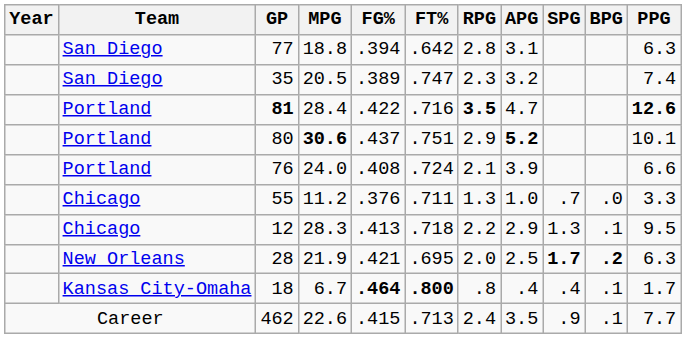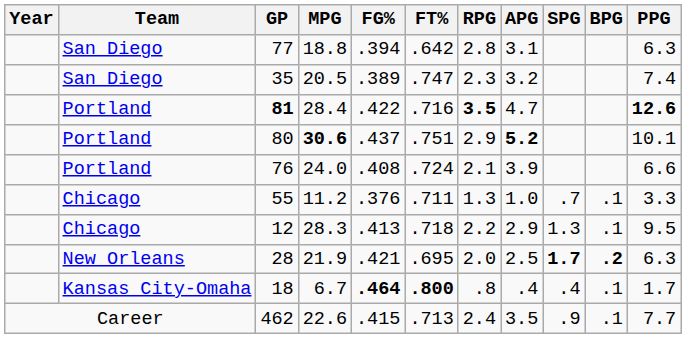(612, 199) .0 -> (612, 199) .1
